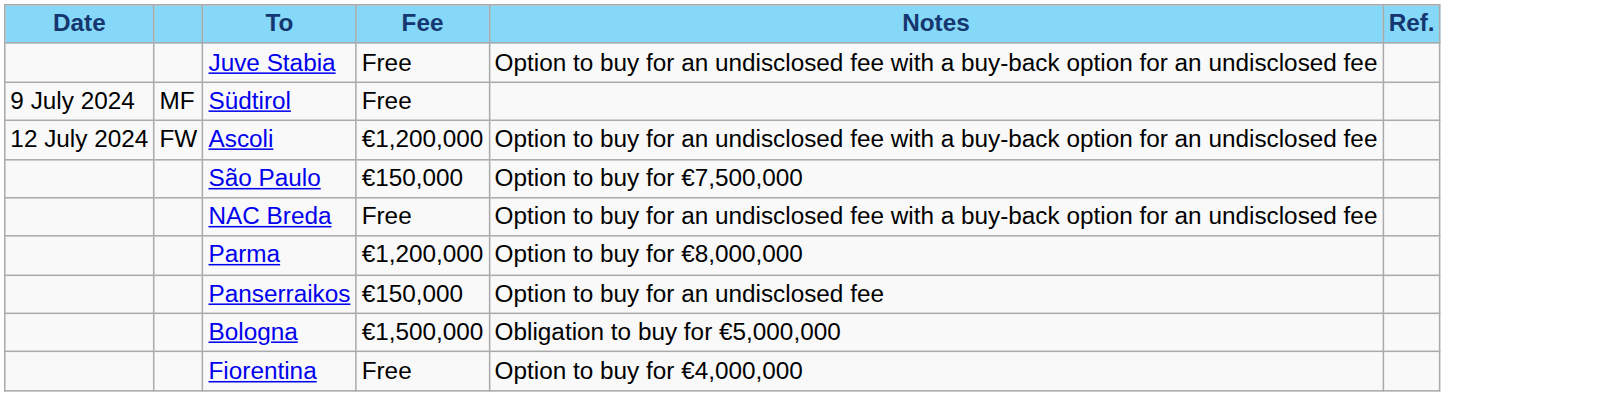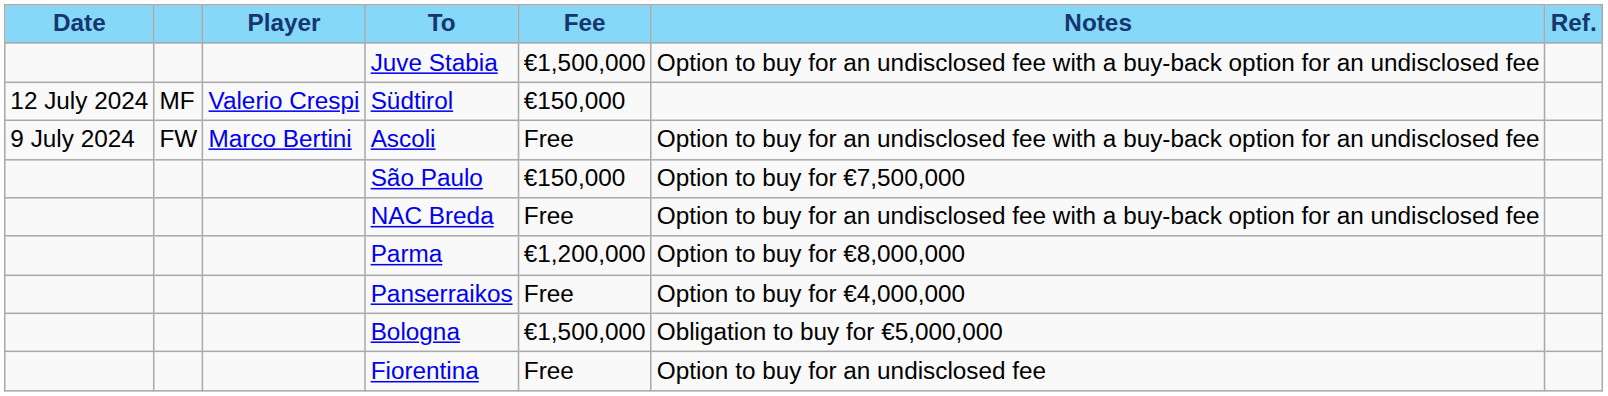+ column: (284, 23)
(387, 62) Free -> (585, 62) €1,500,000
(73, 100) 9 July 2024 -> (79, 100) 12 July 2024
(387, 100) Free -> (575, 100) €150,000
(79, 139) 12 July 2024 -> (73, 139) 9 July 2024
(423, 139) €1,200,000 -> (549, 139) Free
(412, 293) €150,000 -> (549, 293) Free
(689, 293) Option to buy for an undisclosed fee -> (811, 293) Option to buy for €4,000,000
(649, 370) Option to buy for €4,000,000 -> (851, 370) Option to buy for an undisclosed fee
